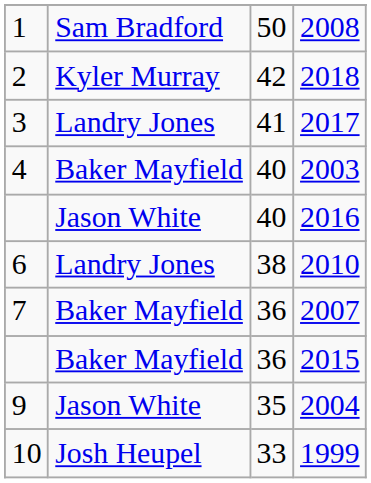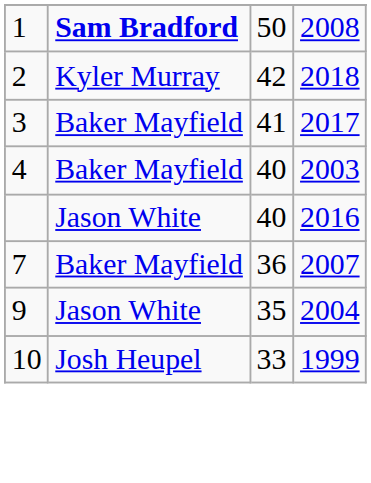(139, 28) normal -> (147, 28) bold
(135, 122) Landry Jones -> (149, 122) Baker Mayfield
- row: (330, 264)
- row: (330, 358)
